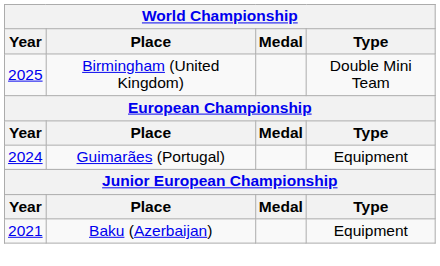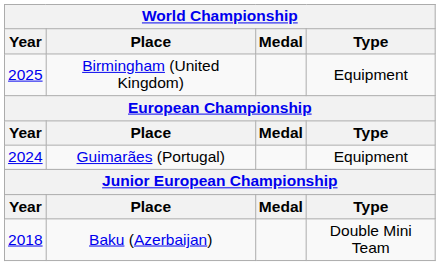(371, 74) Double Mini Team -> (371, 74) Equipment
(25, 231) 2021 -> (25, 239) 2018
(371, 231) Equipment -> (371, 239) Double Mini Team
